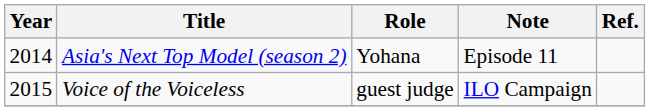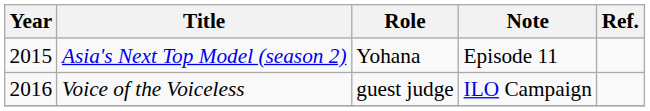(31, 55) 2014 -> (31, 55) 2015
(31, 88) 2015 -> (31, 88) 2016
